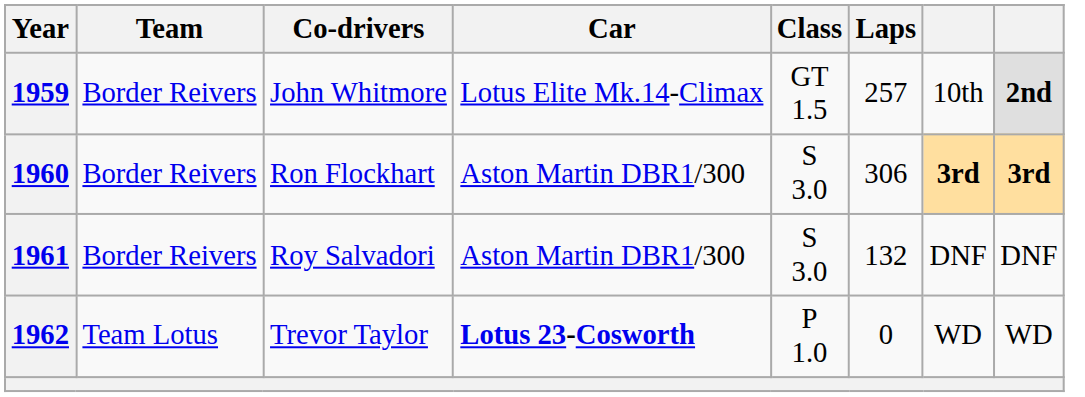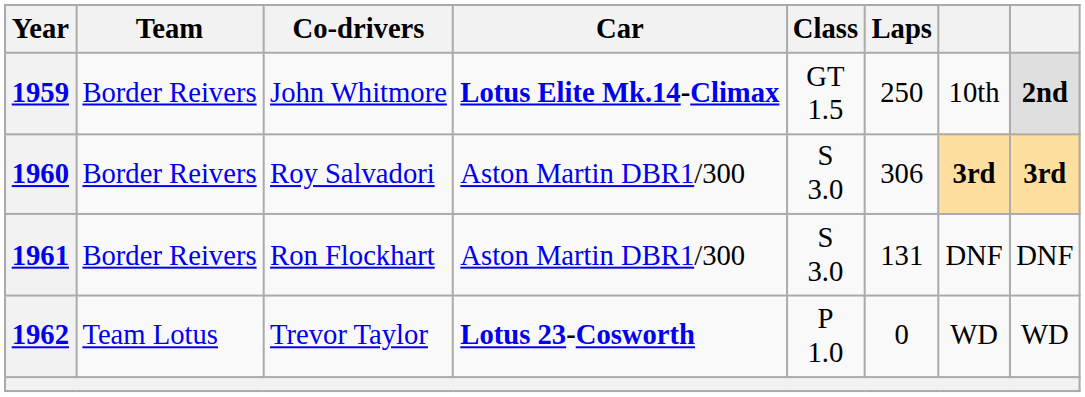(612, 92) normal -> (620, 92) bold
(886, 92) 257 -> (902, 92) 250
(352, 173) Ron Flockhart -> (352, 173) Roy Salvadori
(352, 254) Roy Salvadori -> (352, 254) Ron Flockhart
(886, 254) 132 -> (902, 254) 131
